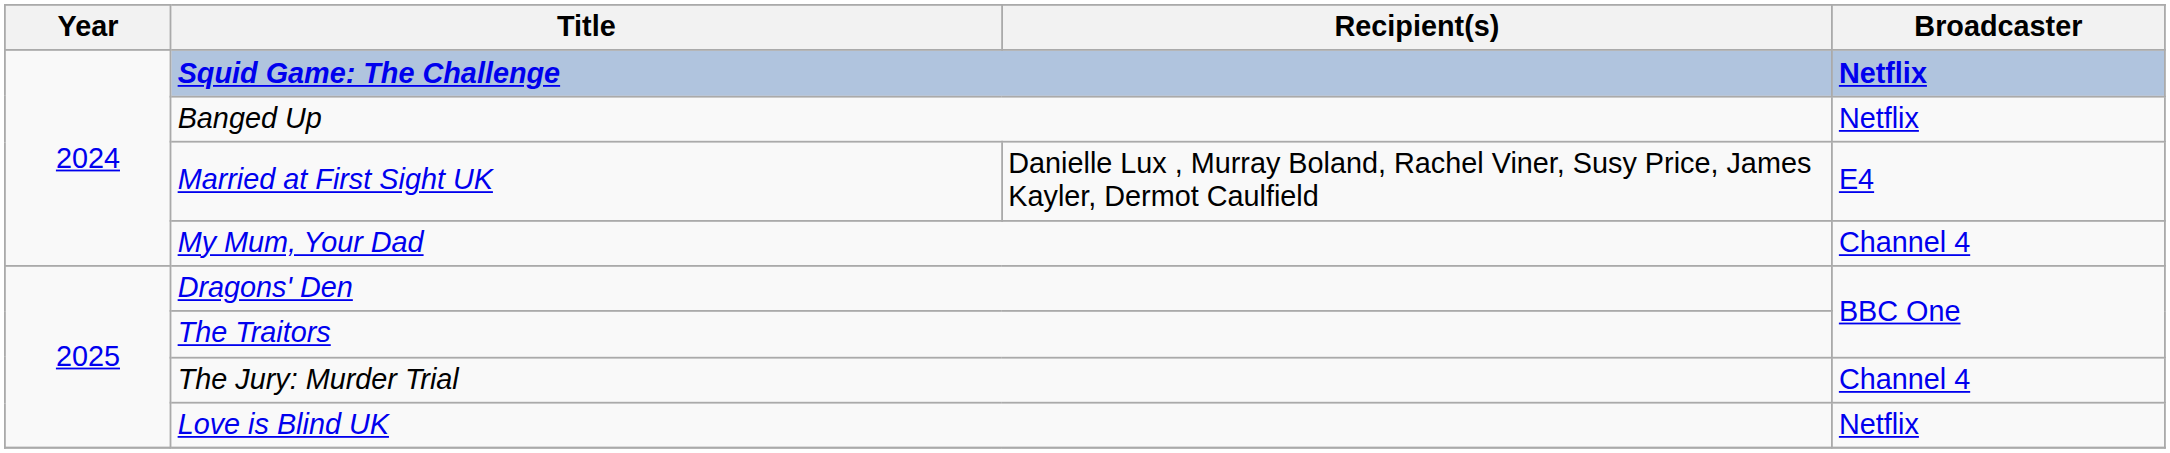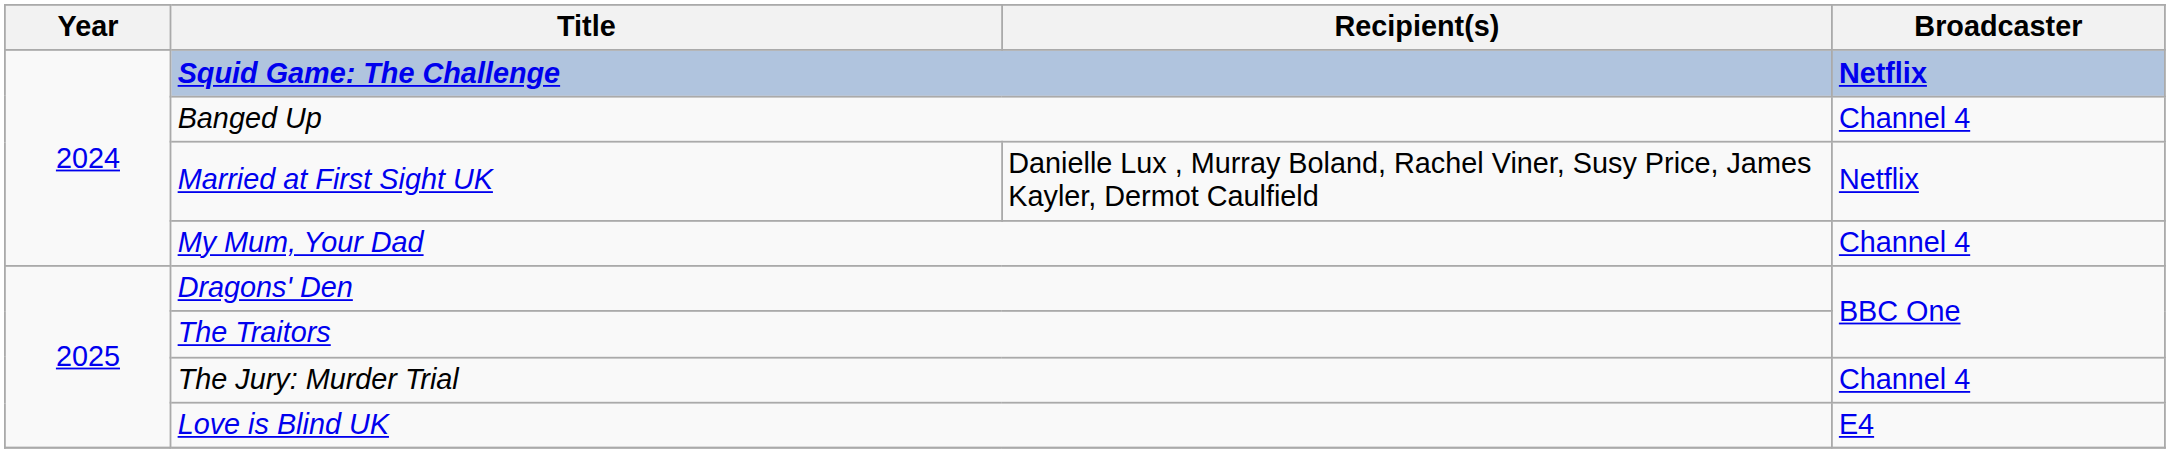(1879, 118) Netflix -> (1905, 118) Channel 4
(1856, 180) E4 -> (1879, 180) Netflix
(1879, 425) Netflix -> (1856, 425) E4
